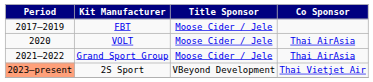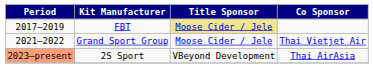(224, 26) no background -> (224, 26) khaki background
- row: (122, 41)
(323, 56) Thai AirAsia -> (323, 41) Thai Vietjet Air
(323, 70) Thai Vietjet Air -> (323, 56) Thai AirAsia
